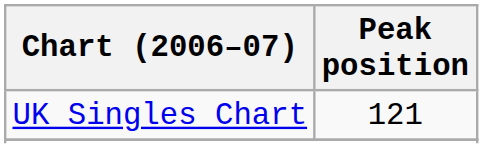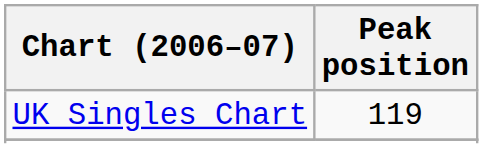(395, 116) 121 -> (395, 116) 119
